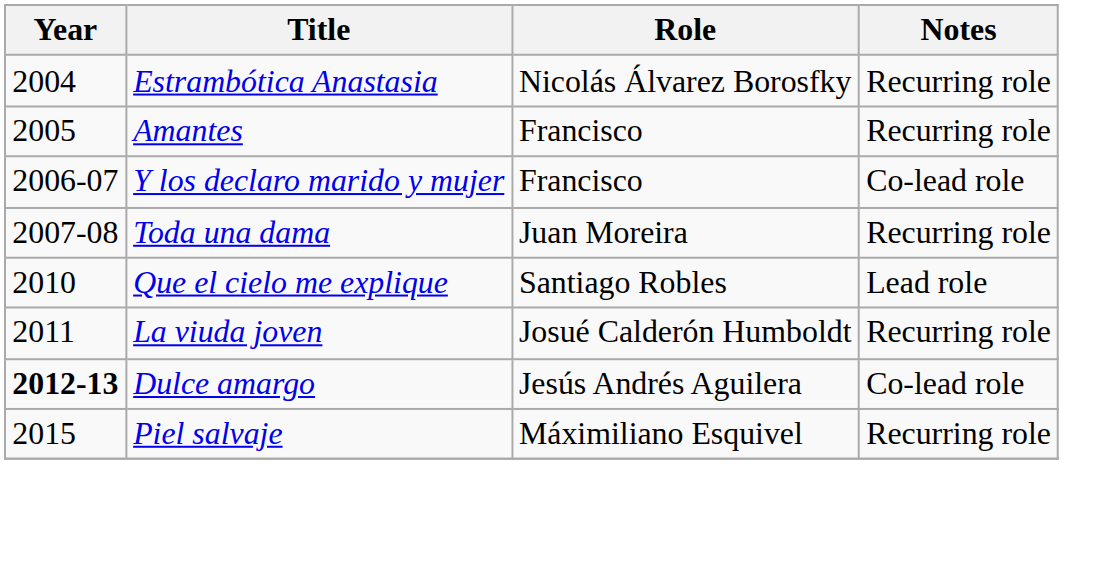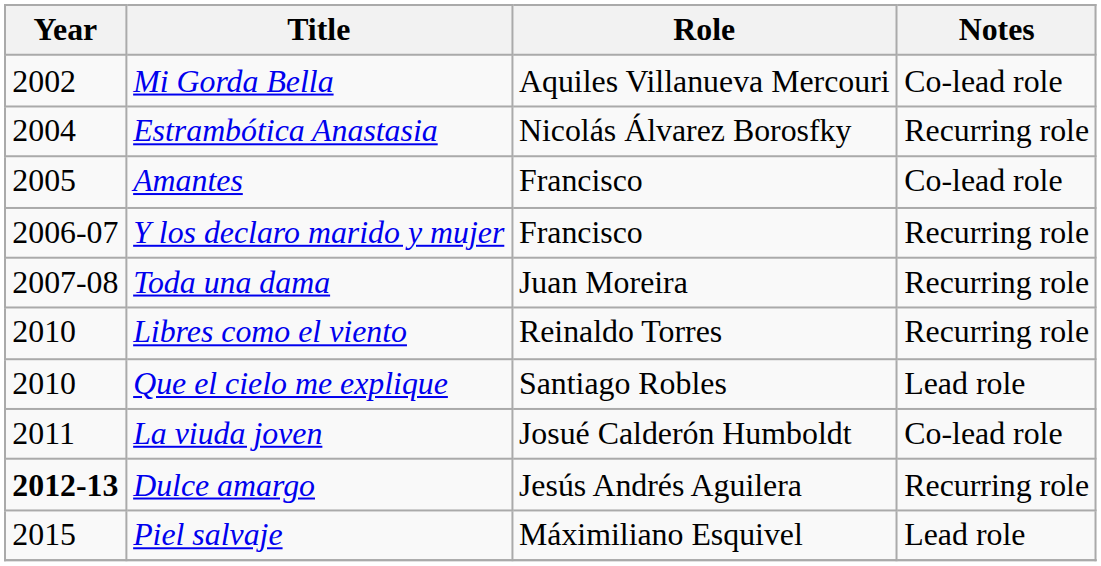+ row: (233, 80)
(959, 130) Recurring role -> (983, 181) Co-lead role
(945, 181) Co-lead role -> (997, 231) Recurring role
+ row: (270, 332)
(959, 332) Recurring role -> (983, 433) Co-lead role
(945, 383) Co-lead role -> (997, 484) Recurring role
(959, 433) Recurring role -> (965, 534) Lead role
